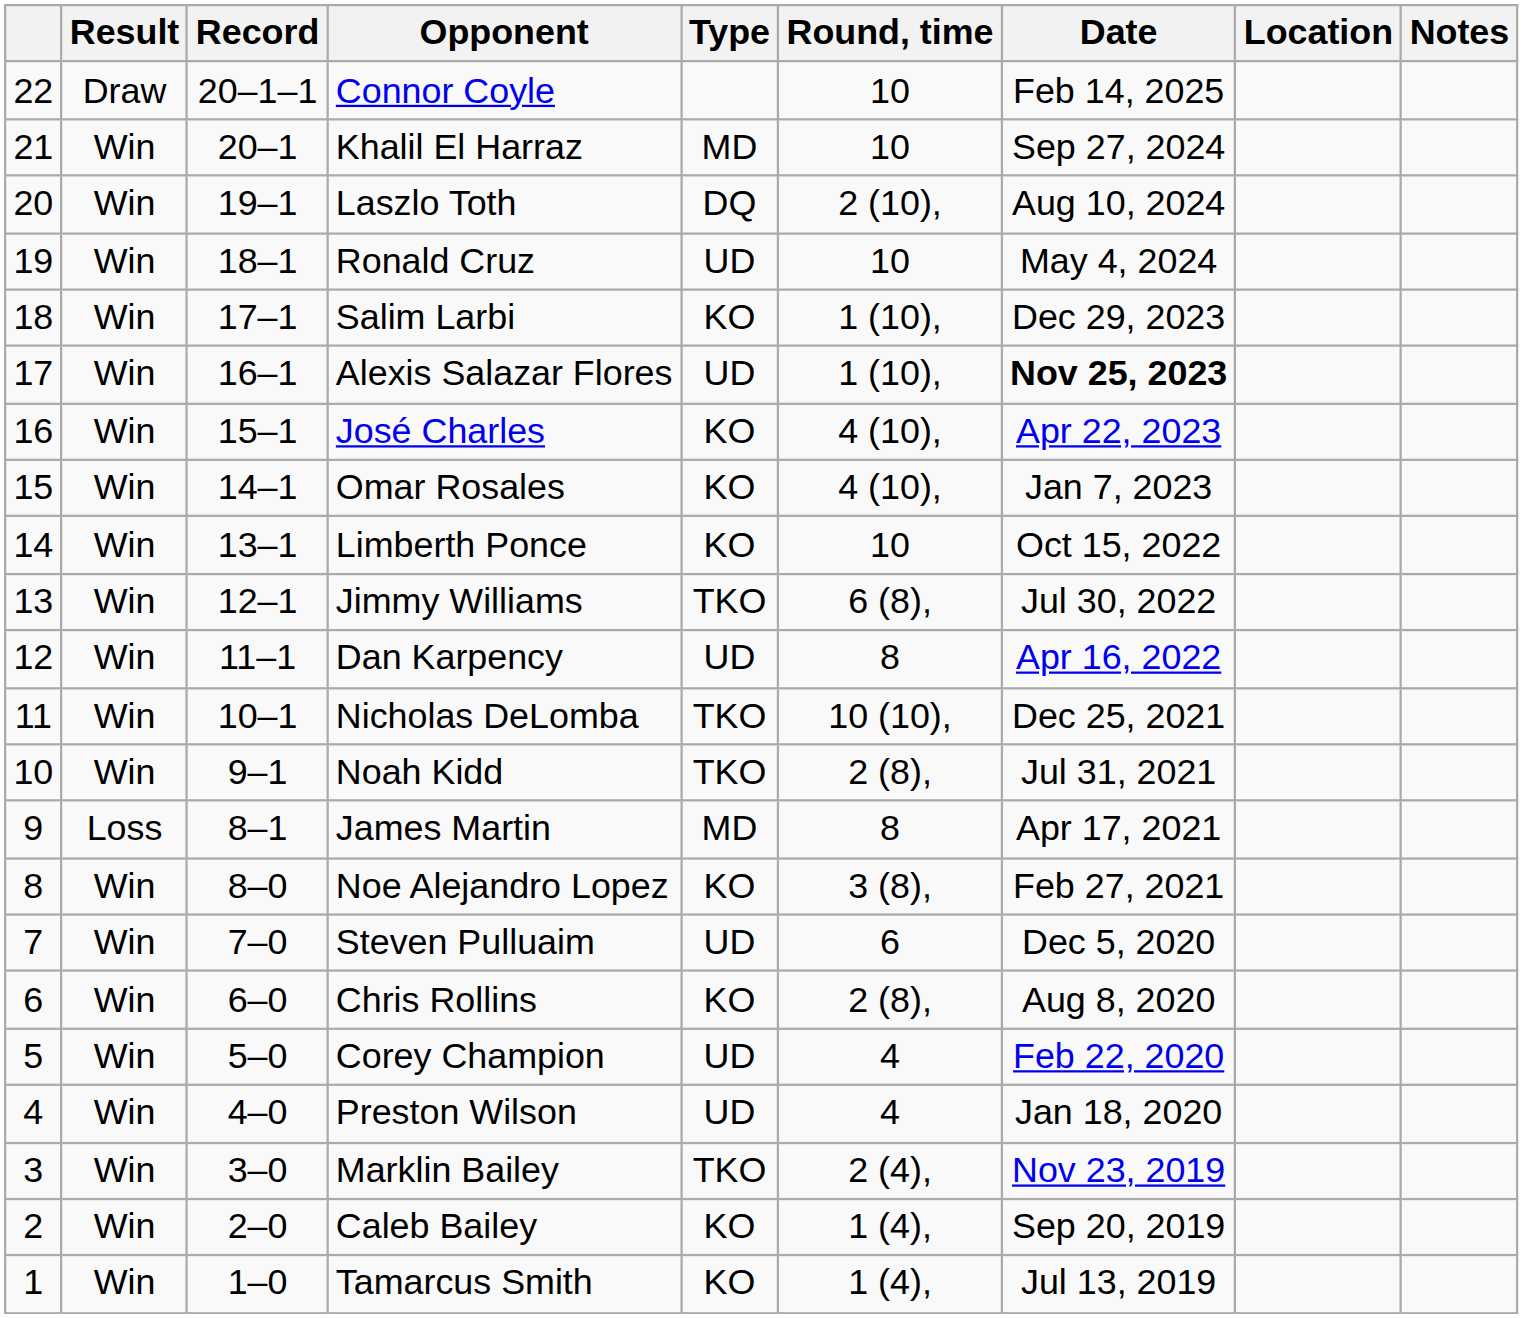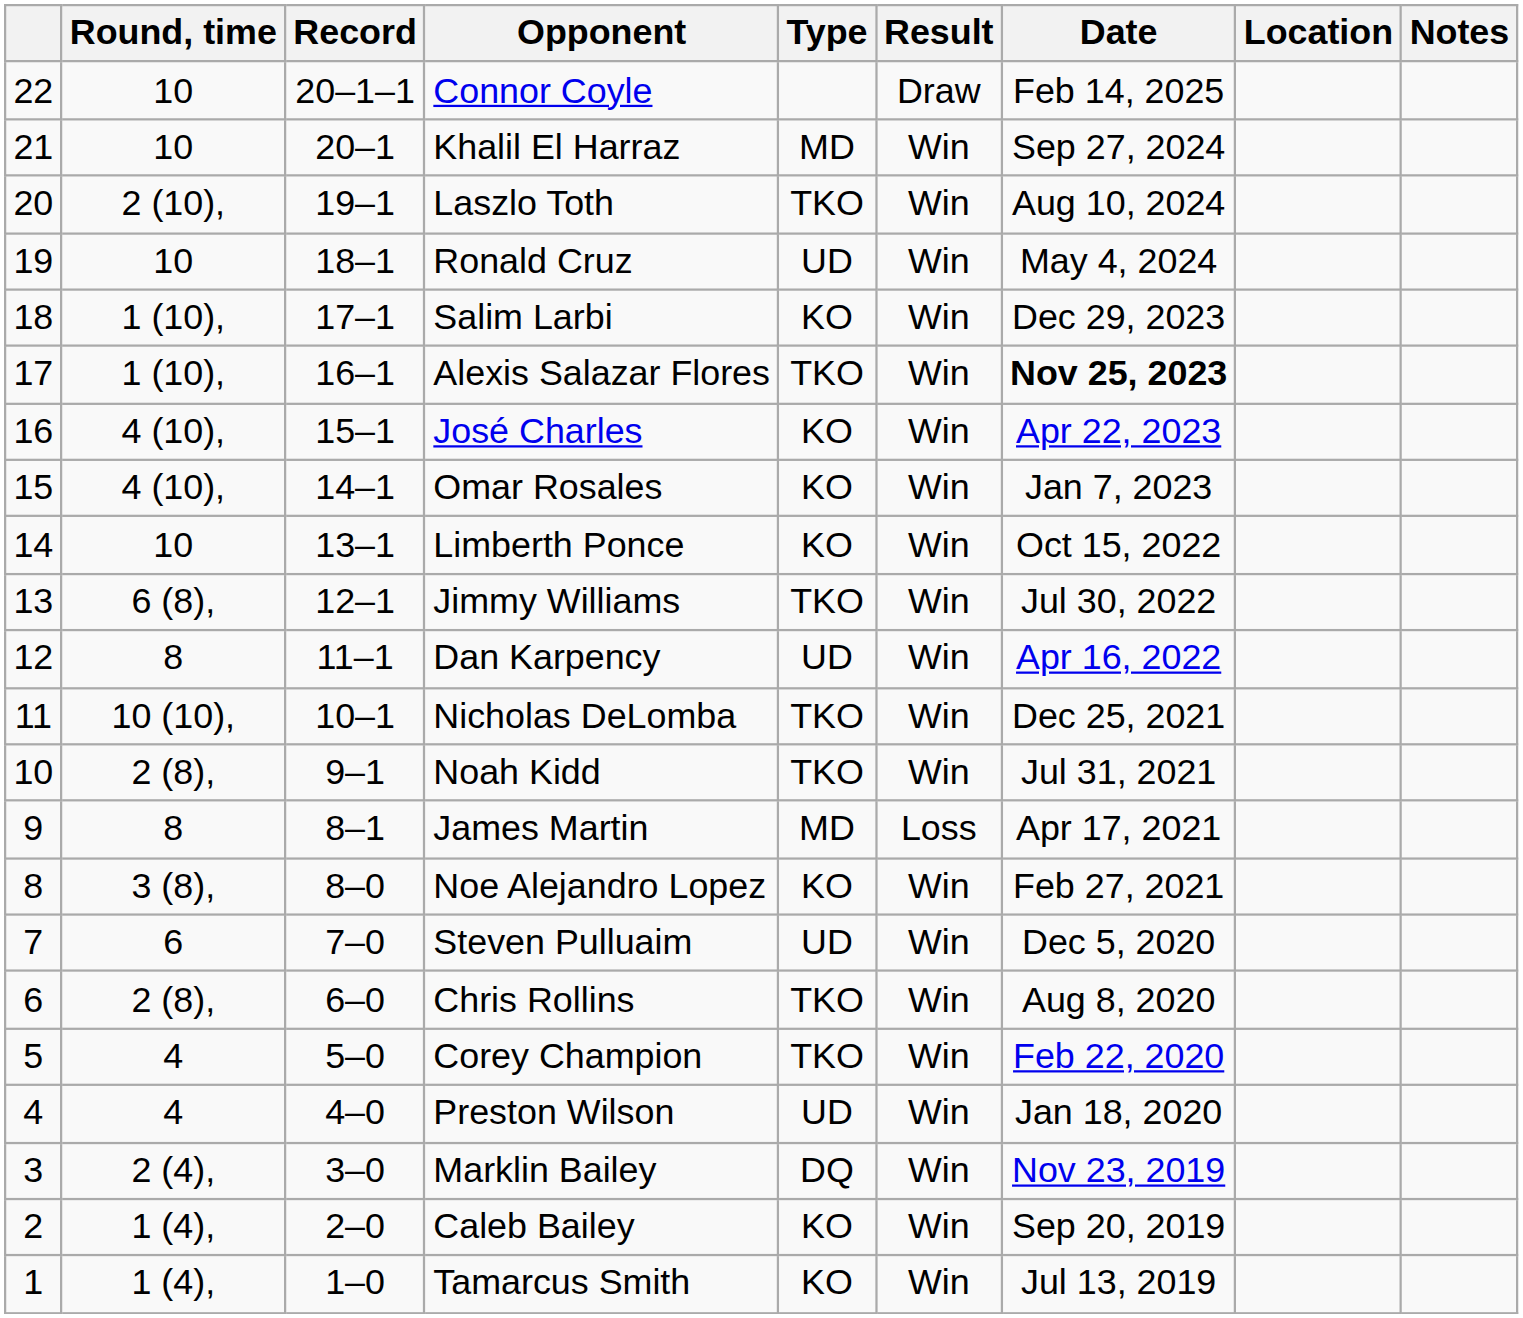columns swapped: (125, 32) <-> (890, 32)
(729, 203) DQ -> (827, 203) TKO
(729, 373) UD -> (827, 373) TKO
(729, 999) KO -> (827, 999) TKO
(729, 1056) UD -> (827, 1056) TKO
(729, 1169) TKO -> (827, 1169) DQ
